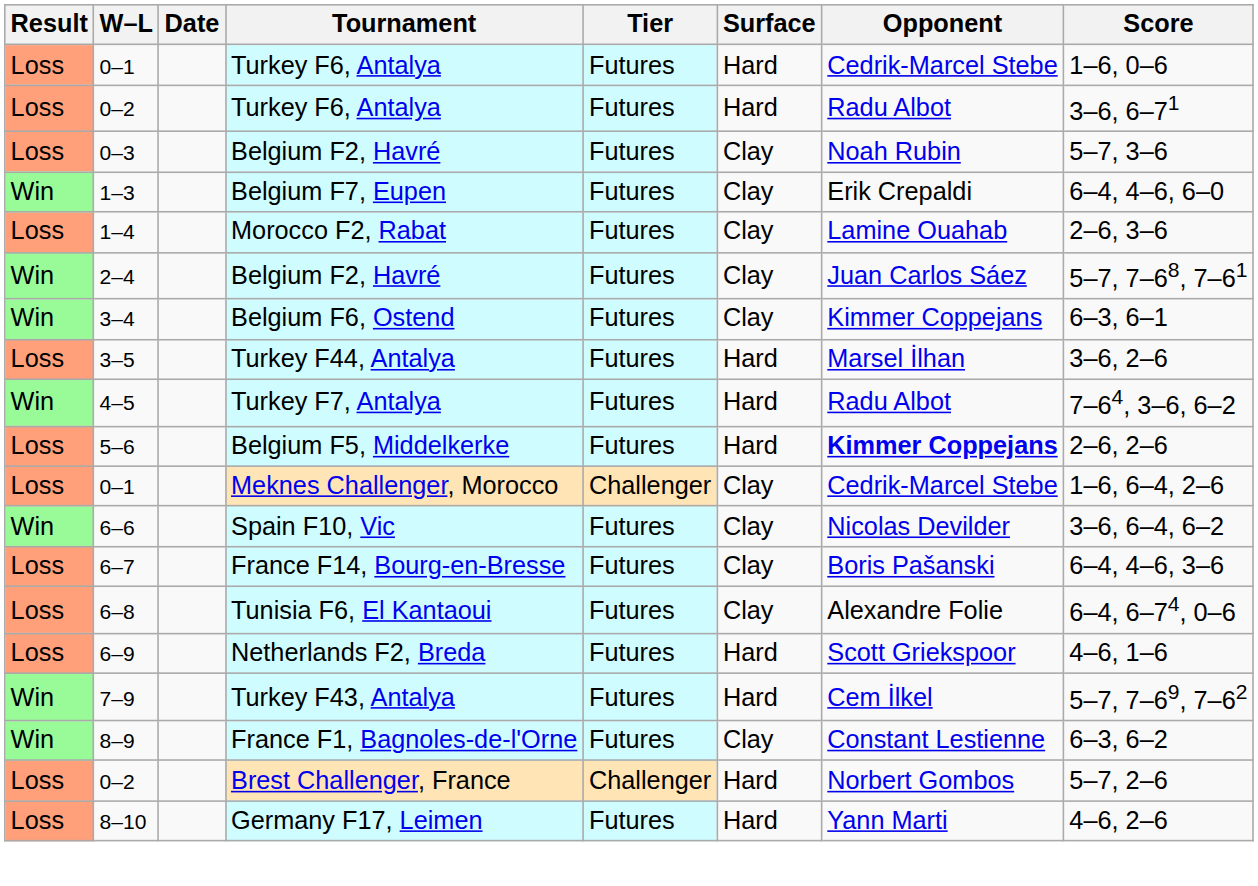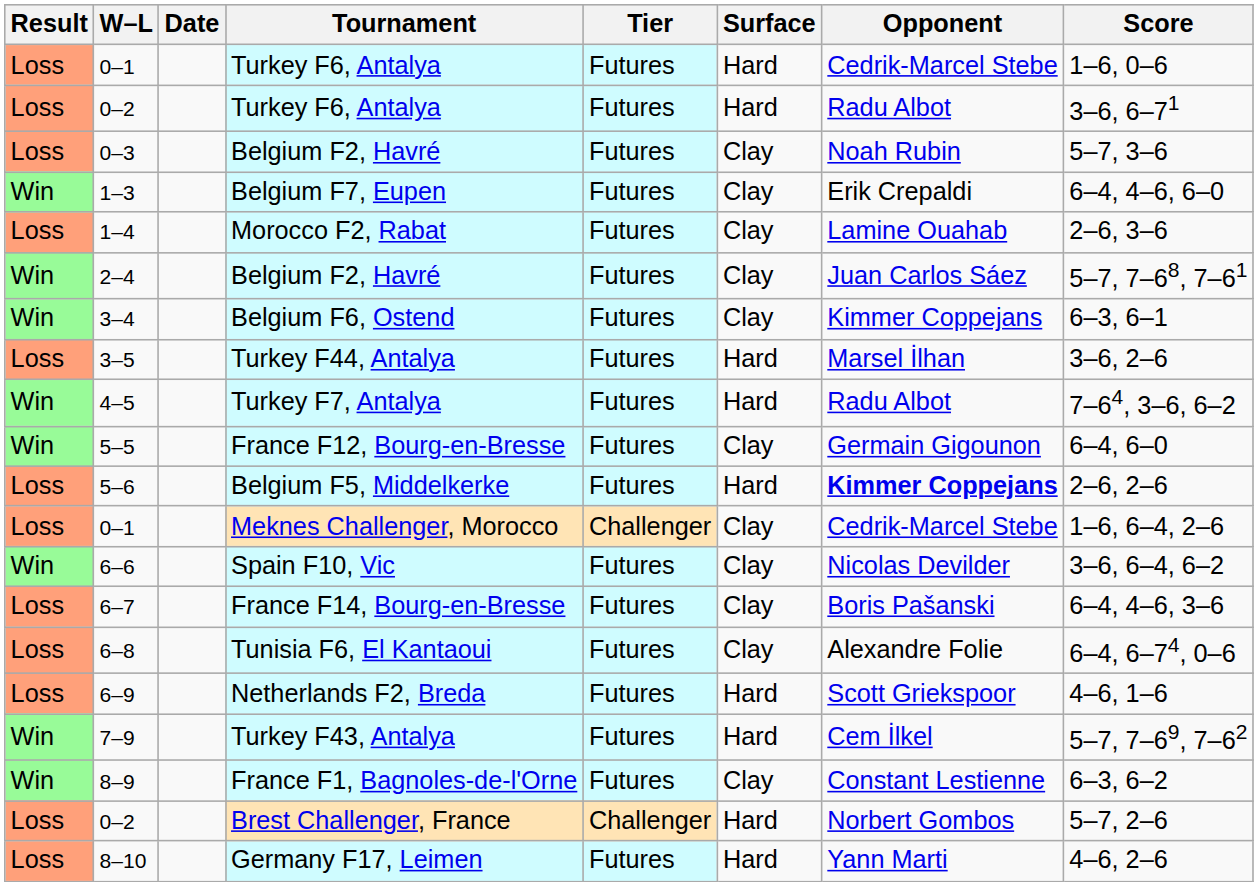+ row: (117, 447)
